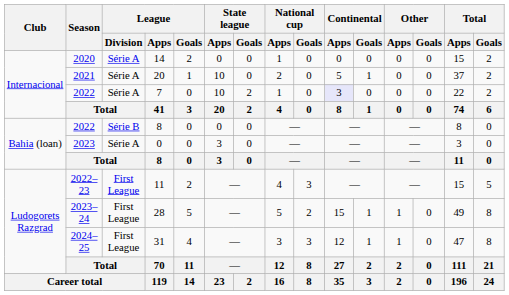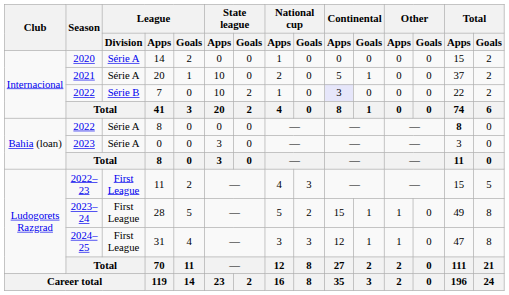(124, 93) Série A -> (124, 93) Série B
(124, 127) Série B -> (124, 127) Série A
(459, 127) normal -> (459, 127) bold
